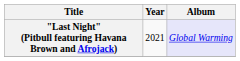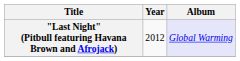(155, 38) 2021 -> (155, 38) 2012
